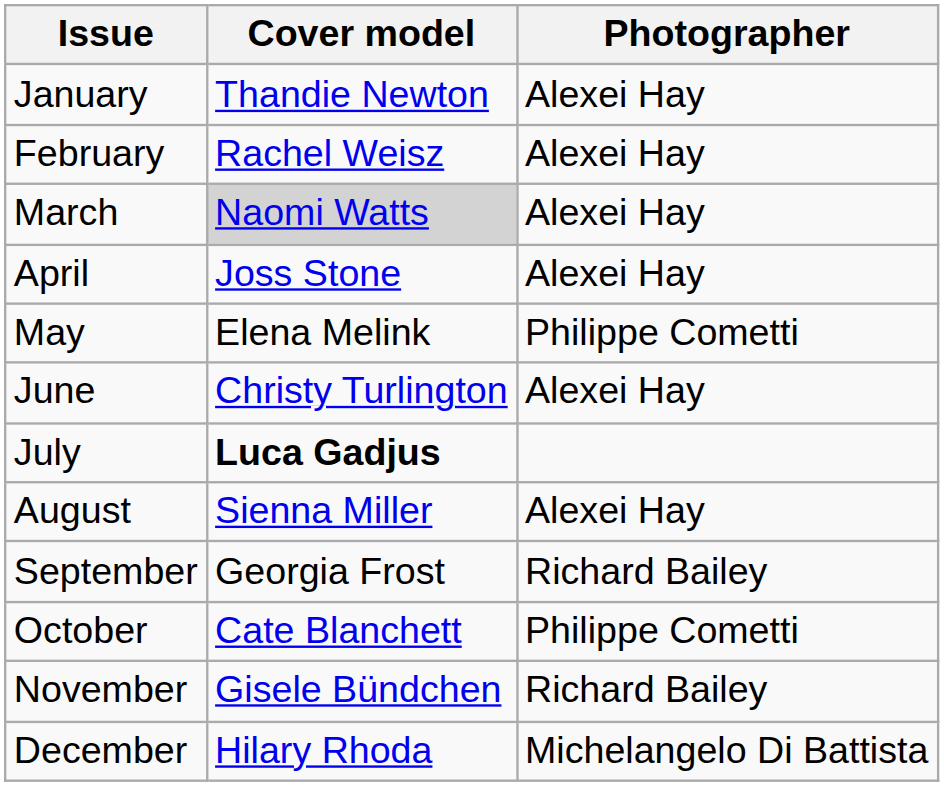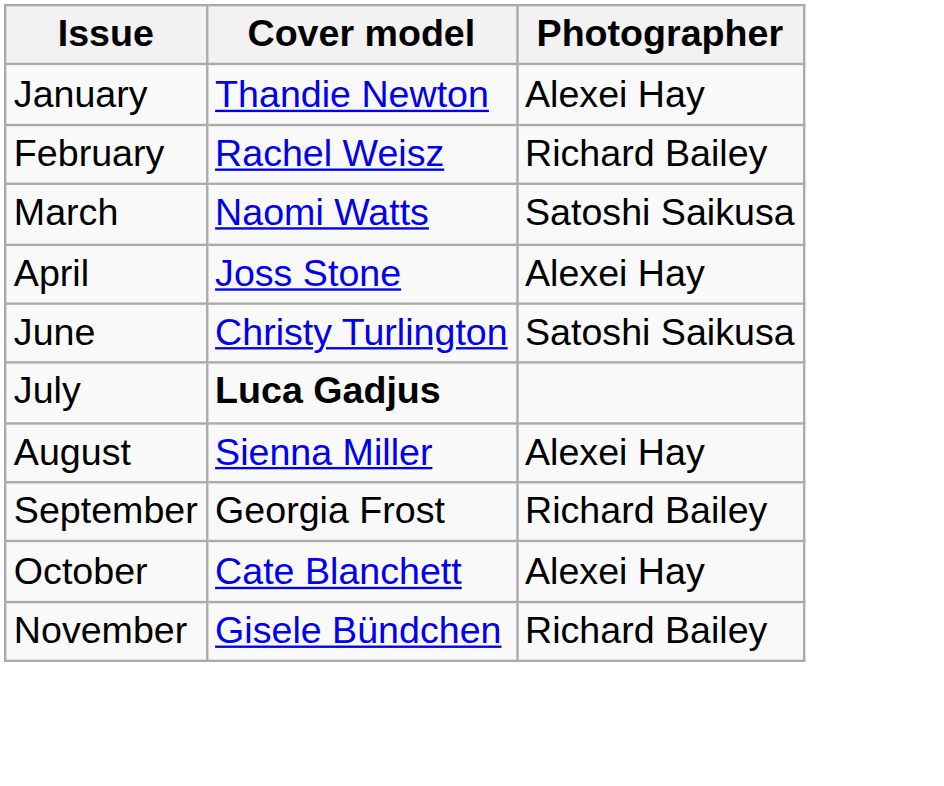(615, 153) Alexei Hay -> (646, 153) Richard Bailey
(322, 213) lightgrey background -> (322, 213) no background
(615, 213) Alexei Hay -> (660, 213) Satoshi Saikusa
- row: (49, 332)
(615, 392) Alexei Hay -> (660, 332) Satoshi Saikusa
(662, 630) Philippe Cometti -> (615, 570) Alexei Hay
- row: (101, 749)
